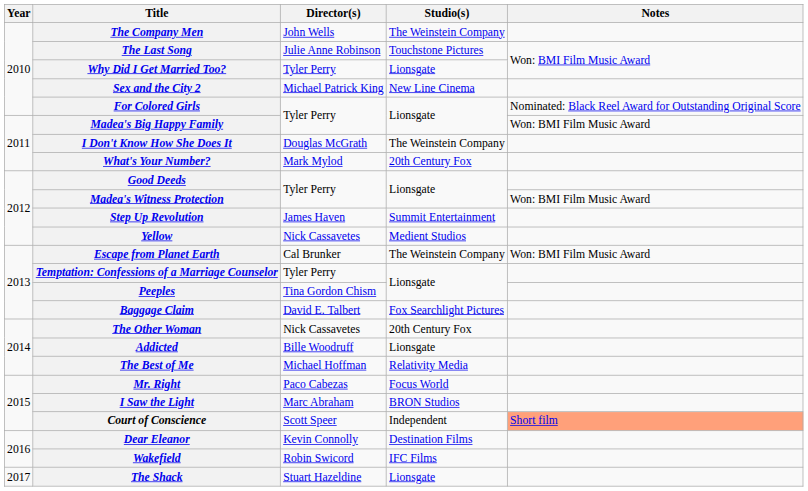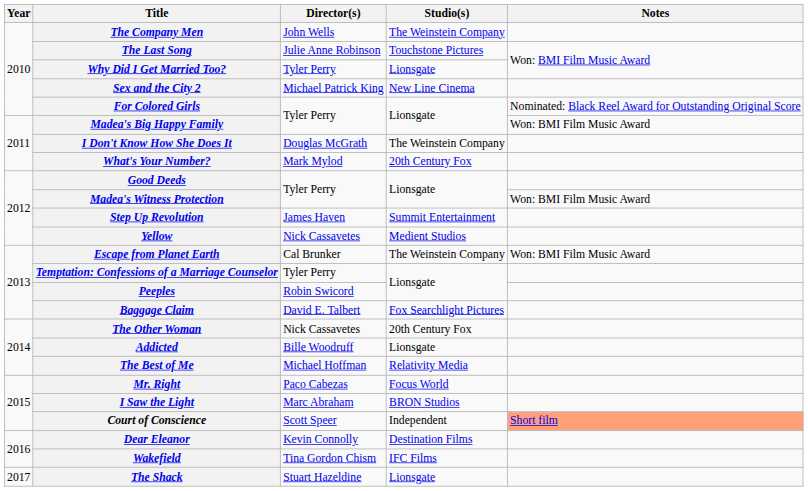(330, 291) Tina Gordon Chism -> (318, 291) Robin Swicord
(318, 458) Robin Swicord -> (330, 458) Tina Gordon Chism
